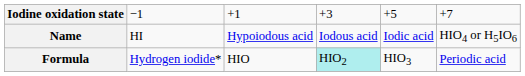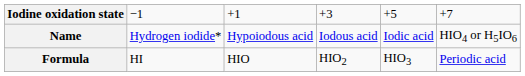(136, 36) HI -> (176, 36) Hydrogen iodide*
(176, 59) Hydrogen iodide* -> (136, 59) HI
(333, 59) paleturquoise background -> (333, 59) no background
